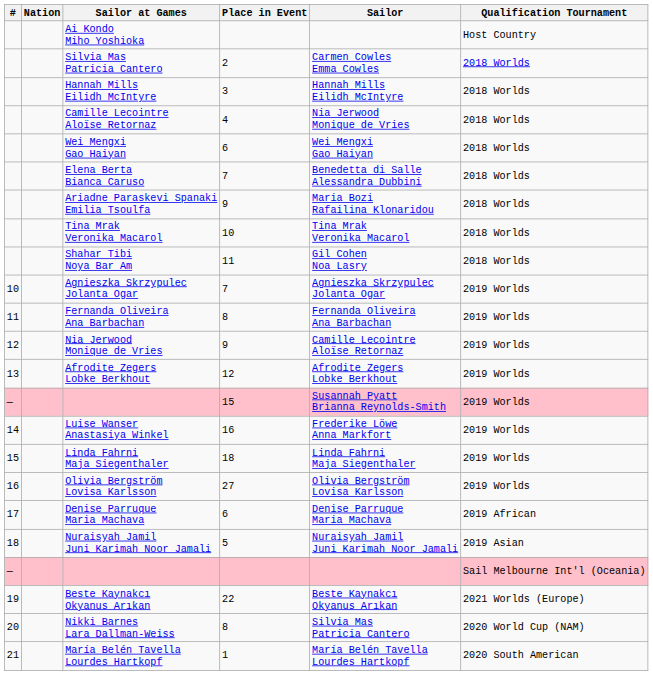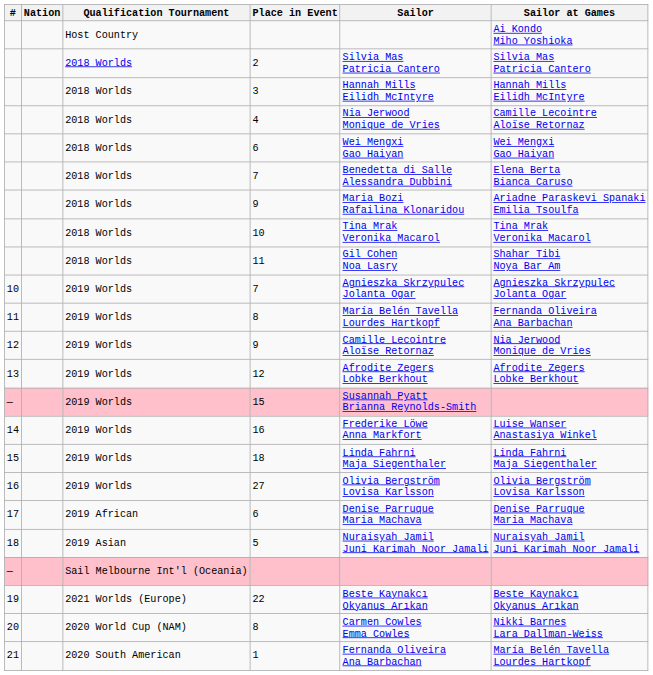columns swapped: (554, 13) <-> (141, 13)
(352, 63) Carmen Cowles Emma Cowles -> (391, 63) Silvia Mas Patricia Cantero
(364, 317) Fernanda Oliveira Ana Barbachan -> (400, 317) María Belén Tavella Lourdes Hartkopf
(361, 628) Silvia Mas Patricia Cantero -> (382, 628) Carmen Cowles Emma Cowles
(370, 656) María Belén Tavella Lourdes Hartkopf -> (394, 656) Fernanda Oliveira Ana Barbachan
